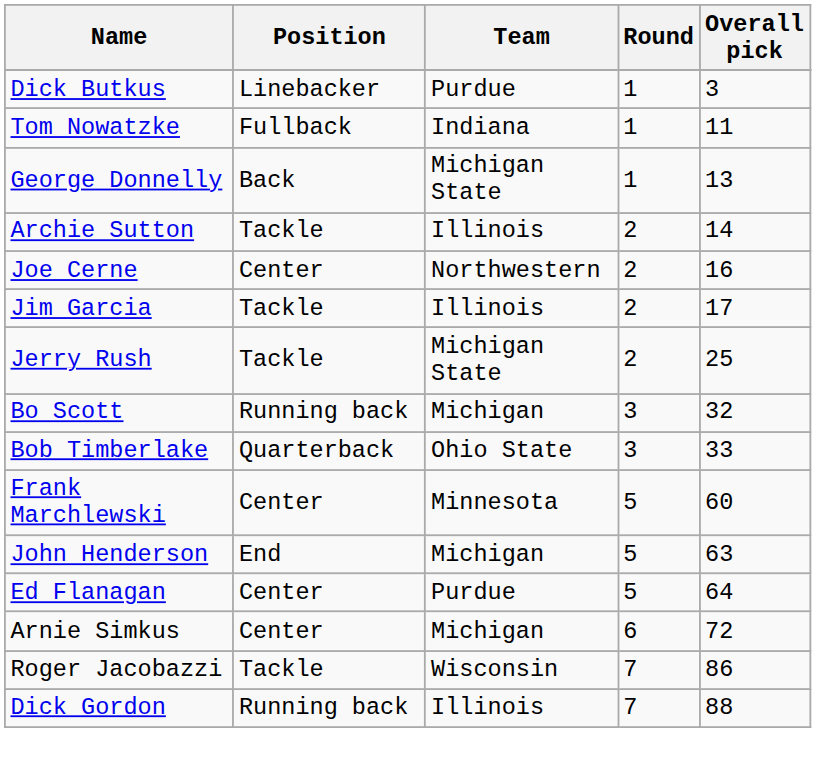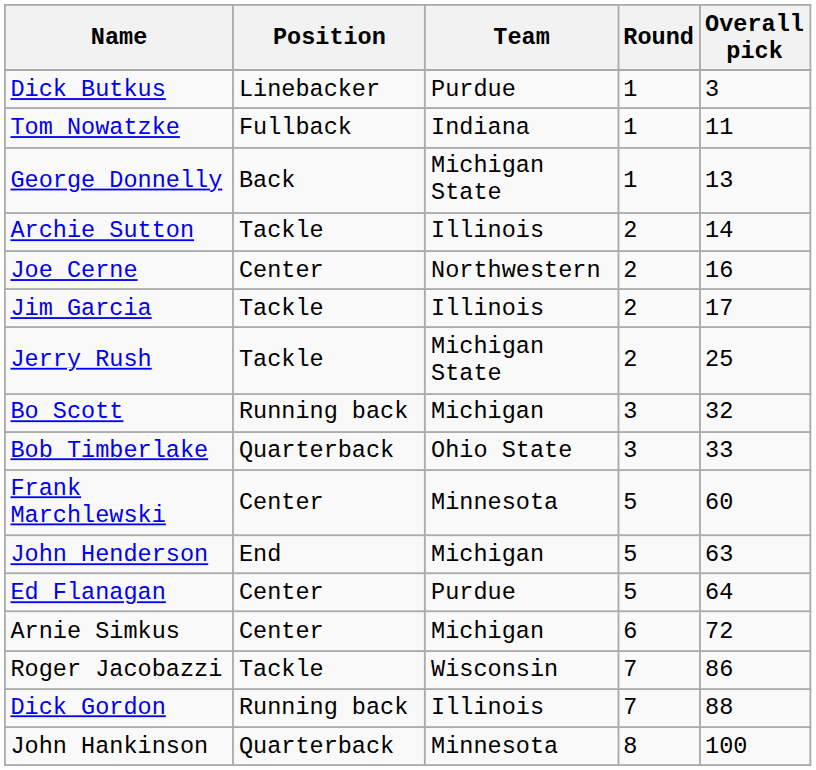+ row: (109, 746)
